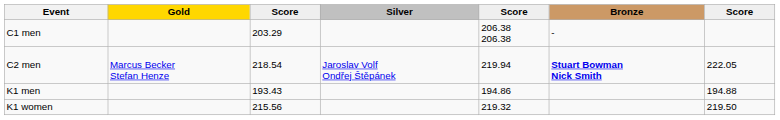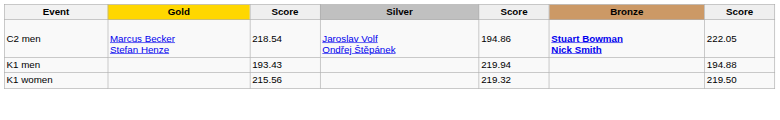- row: (24, 33)
(496, 65) 219.94 -> (496, 38) 194.86
(496, 91) 194.86 -> (496, 65) 219.94
